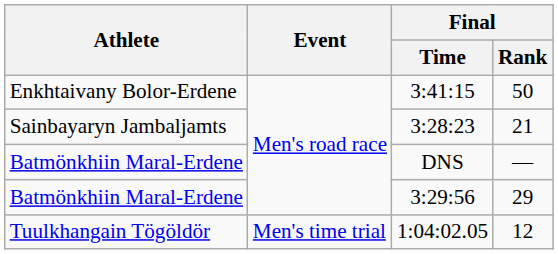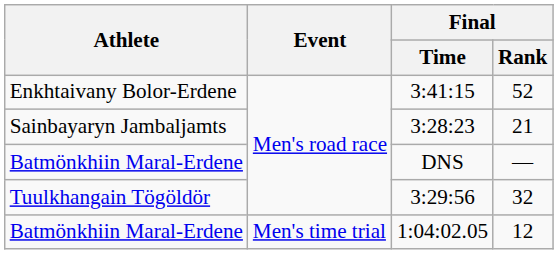(523, 92) 50 -> (523, 92) 52
(126, 196) Batmönkhiin Maral-Erdene -> (110, 196) Tuulkhangain Tögöldör
(523, 196) 29 -> (523, 196) 32
(110, 231) Tuulkhangain Tögöldör -> (126, 231) Batmönkhiin Maral-Erdene
